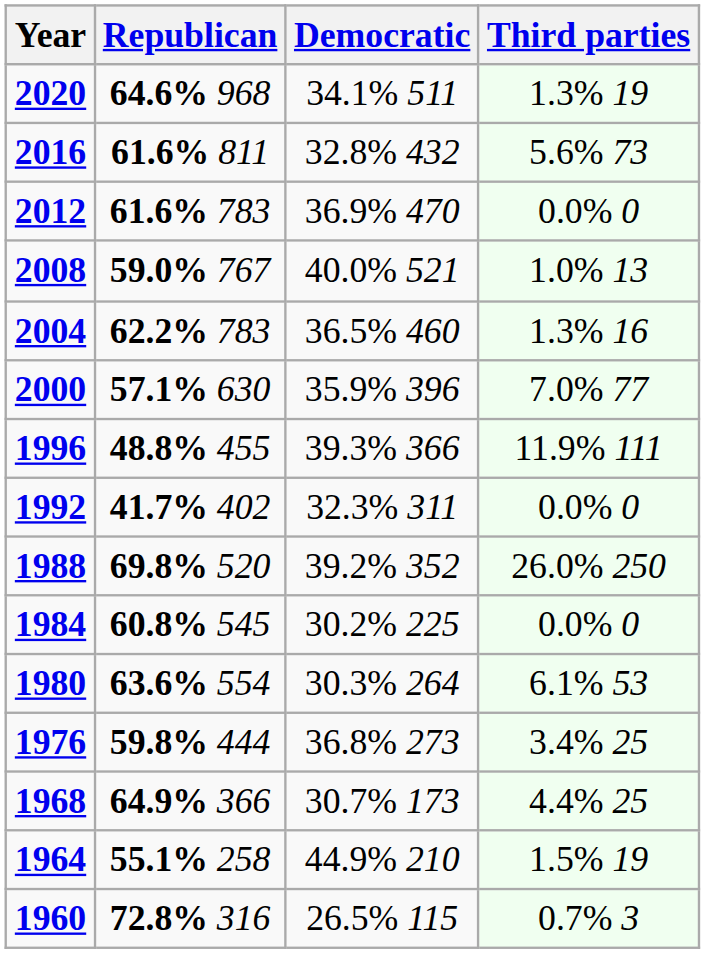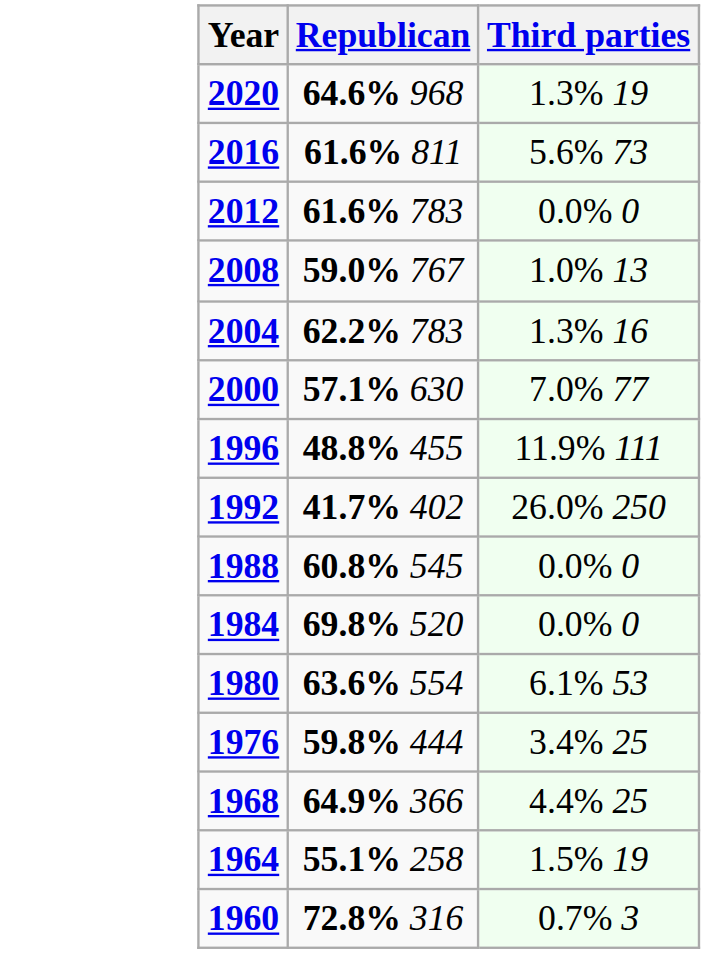- column: (382, 34)
(589, 505) 0.0% 0 -> (589, 505) 26.0% 250
(190, 564) 69.8% 520 -> (383, 564) 60.8% 545
(589, 564) 26.0% 250 -> (589, 564) 0.0% 0
(190, 623) 60.8% 545 -> (383, 623) 69.8% 520
